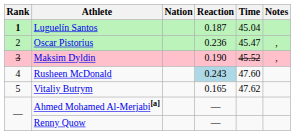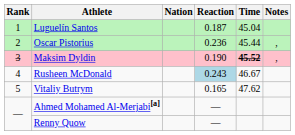(18, 27) bold -> (18, 27) normal
(249, 43) 45.47 -> (249, 43) 45.44
(249, 58) normal -> (249, 58) bold
(249, 74) 47.60 -> (249, 74) 46.67
